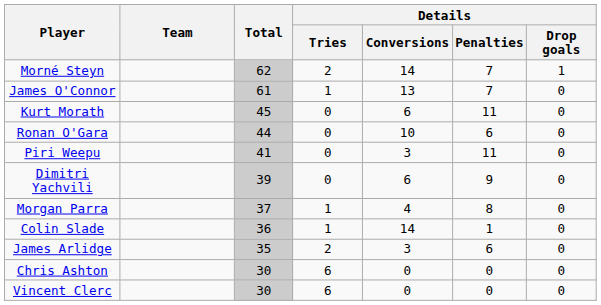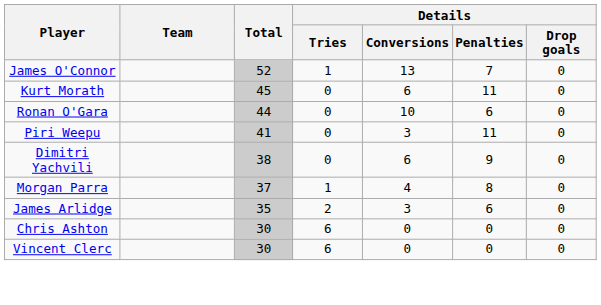- row: (62, 70)
(264, 91) 61 -> (264, 70) 52
(264, 180) 39 -> (264, 160) 38
- row: (62, 229)
